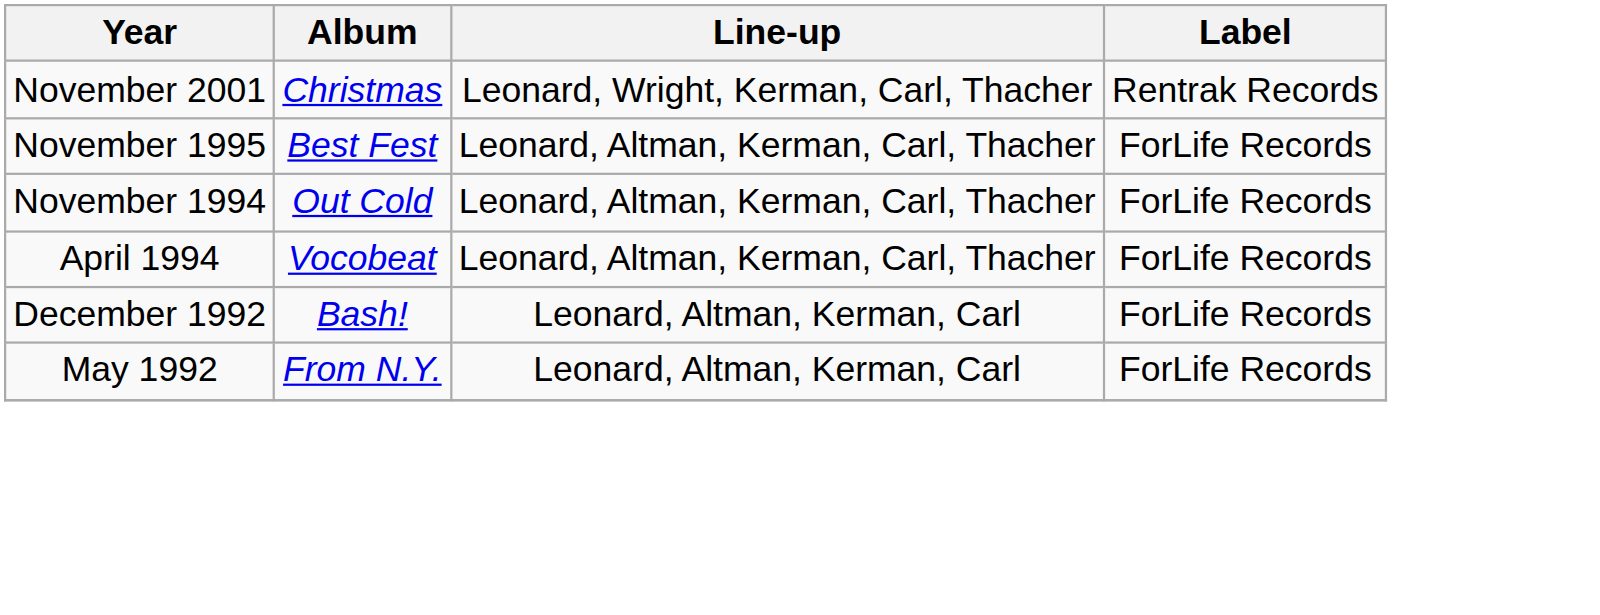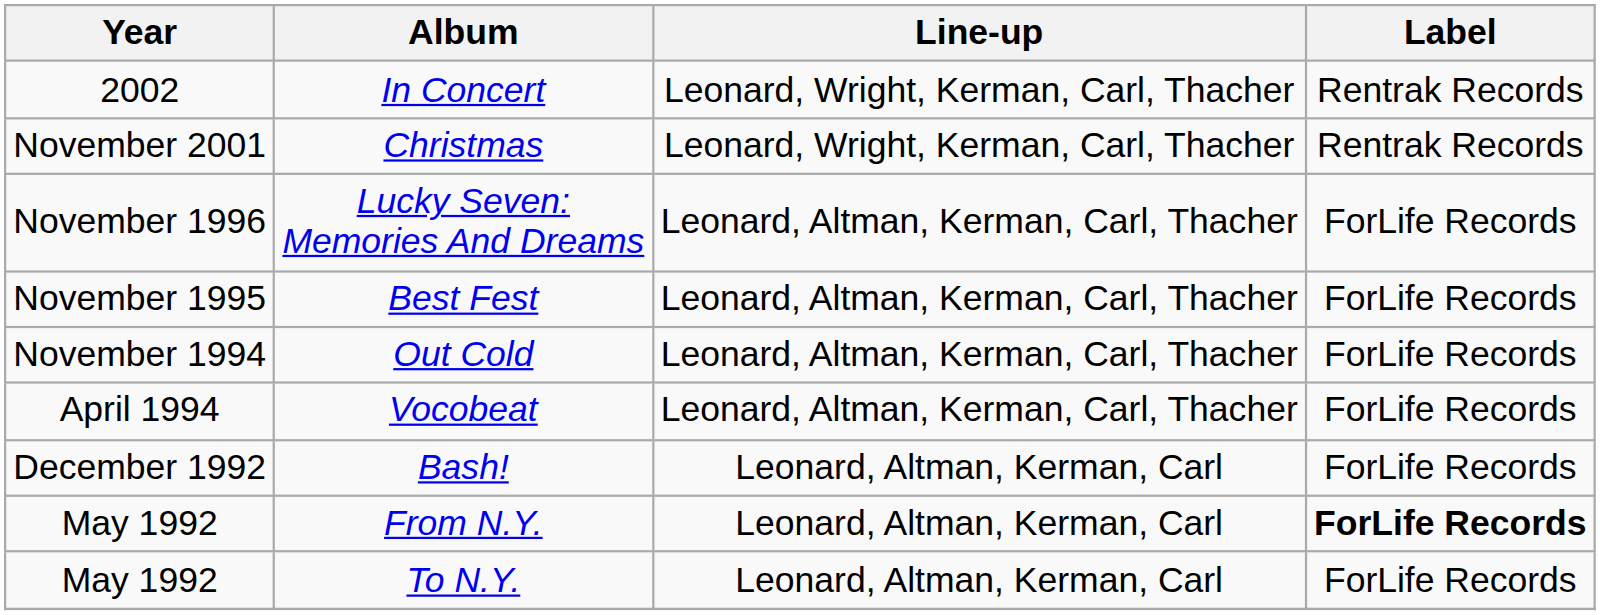+ row: (463, 88)
+ row: (463, 221)
(1245, 370) normal -> (1450, 523) bold
+ row: (463, 579)
